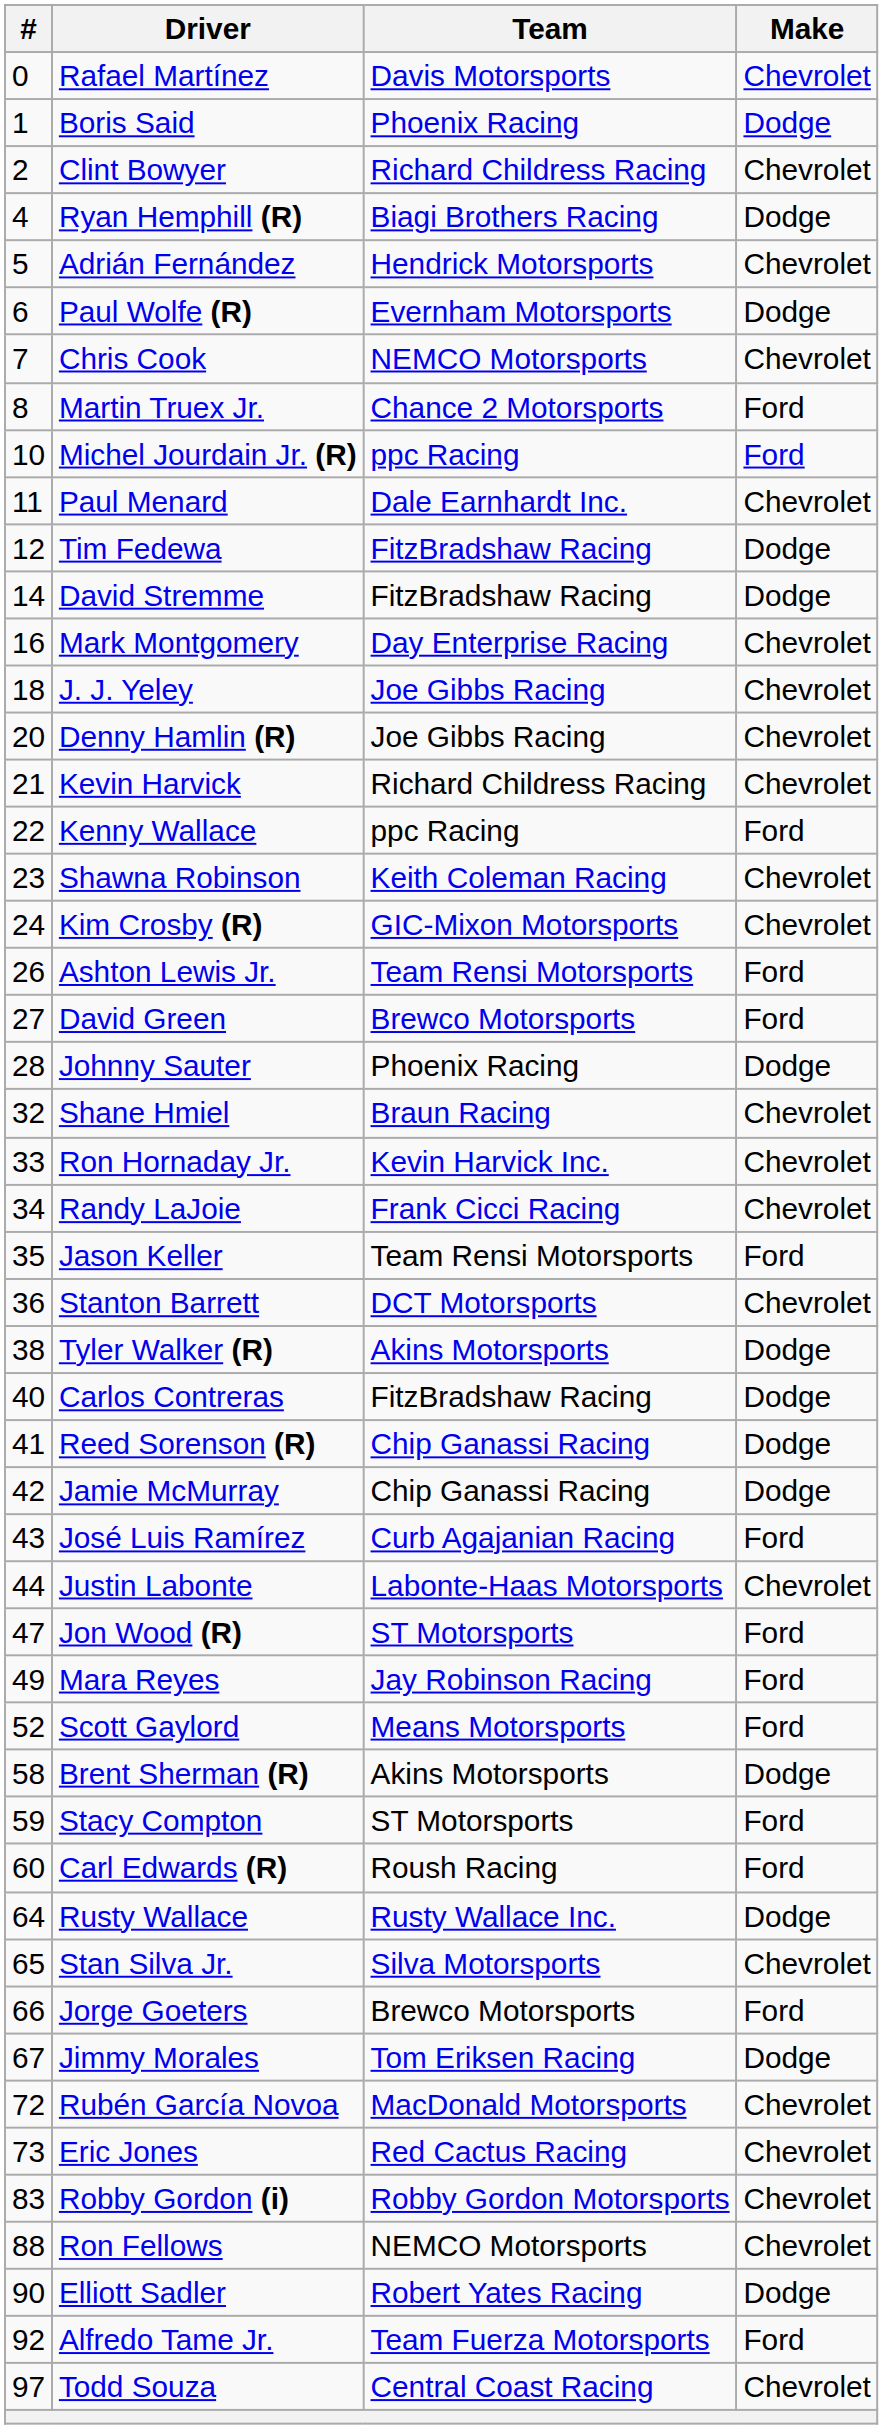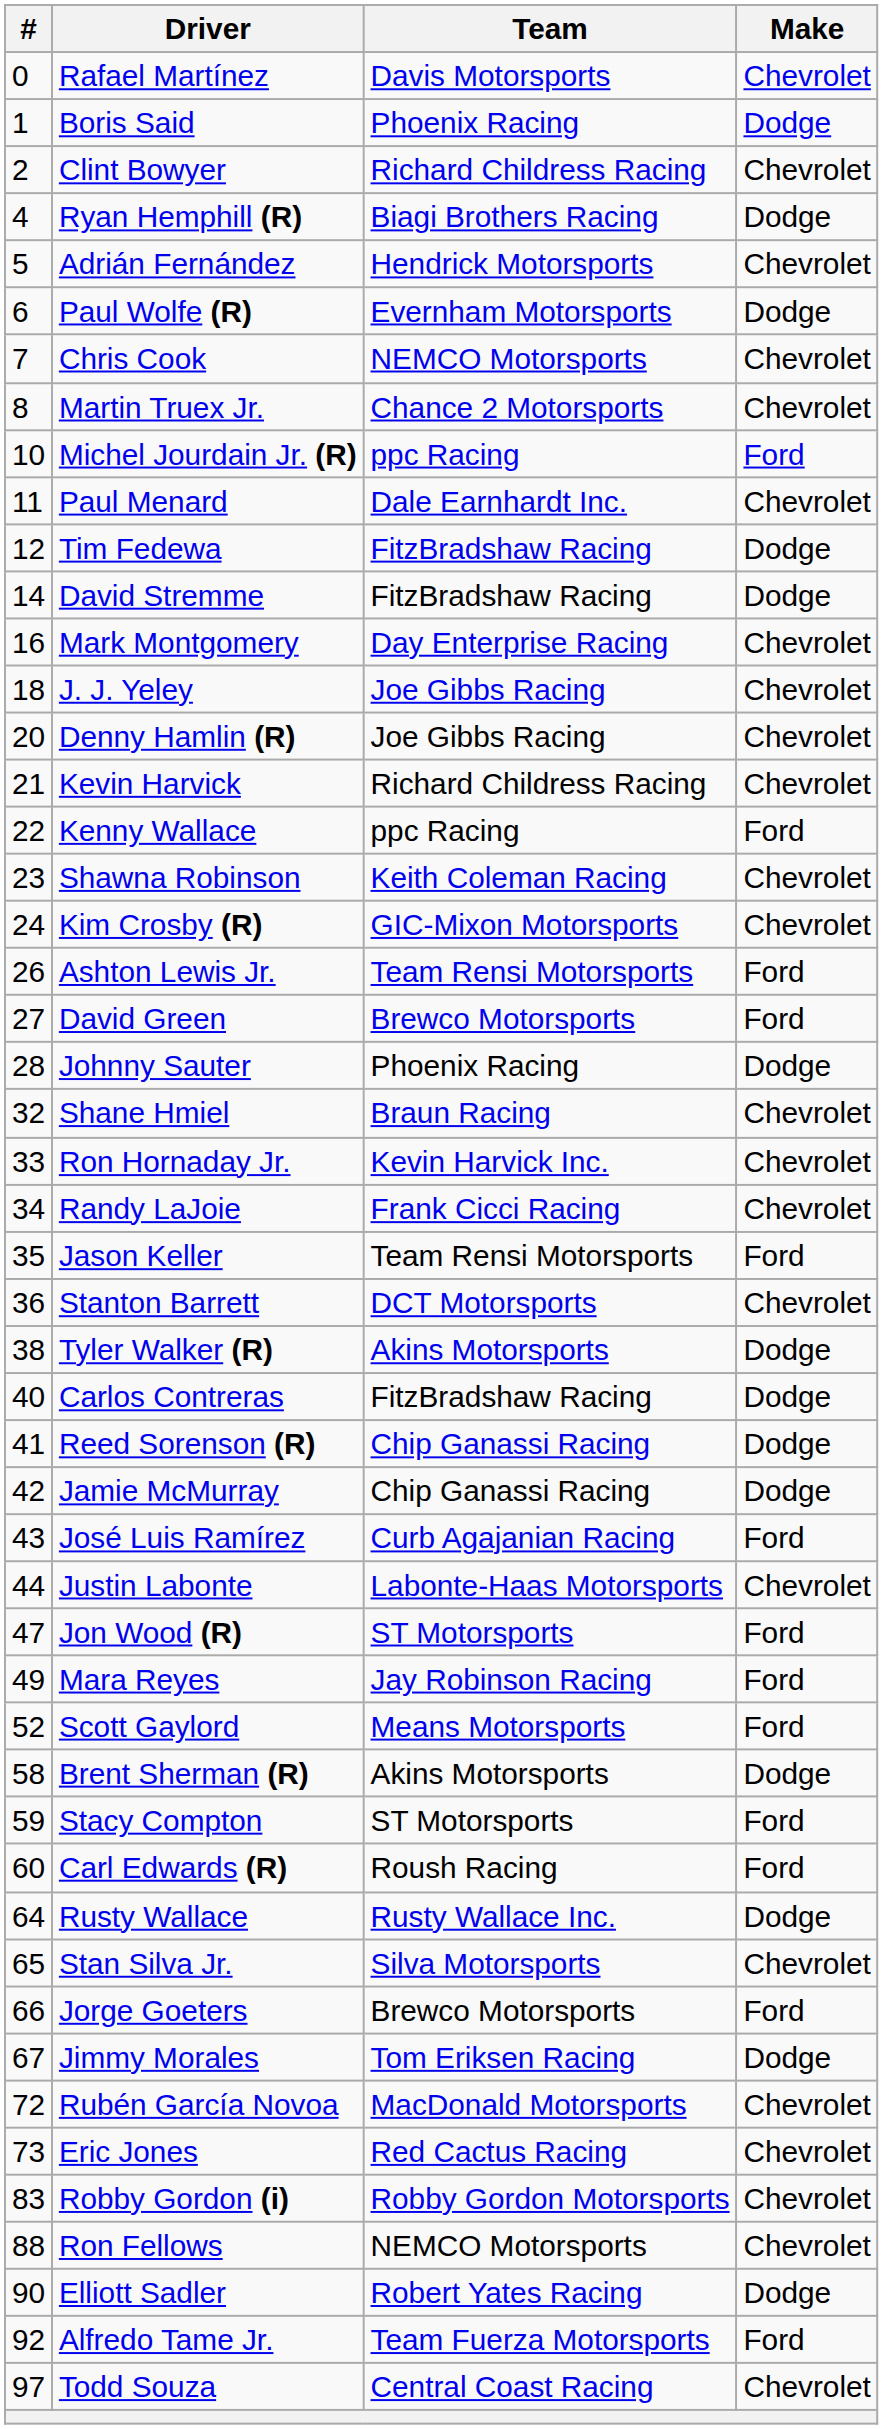(774, 406) Ford -> (807, 406) Chevrolet
